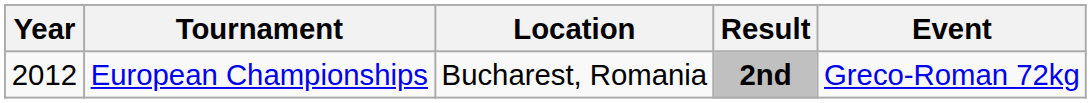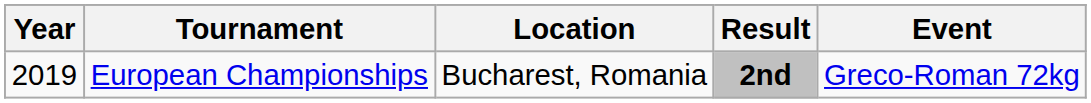(44, 75) 2012 -> (44, 75) 2019
